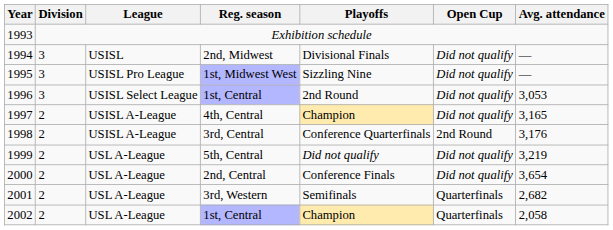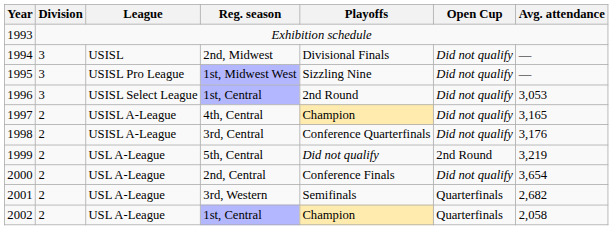(464, 134) 2nd Round -> (475, 134) Did not qualify
(475, 154) Did not qualify -> (464, 154) 2nd Round
